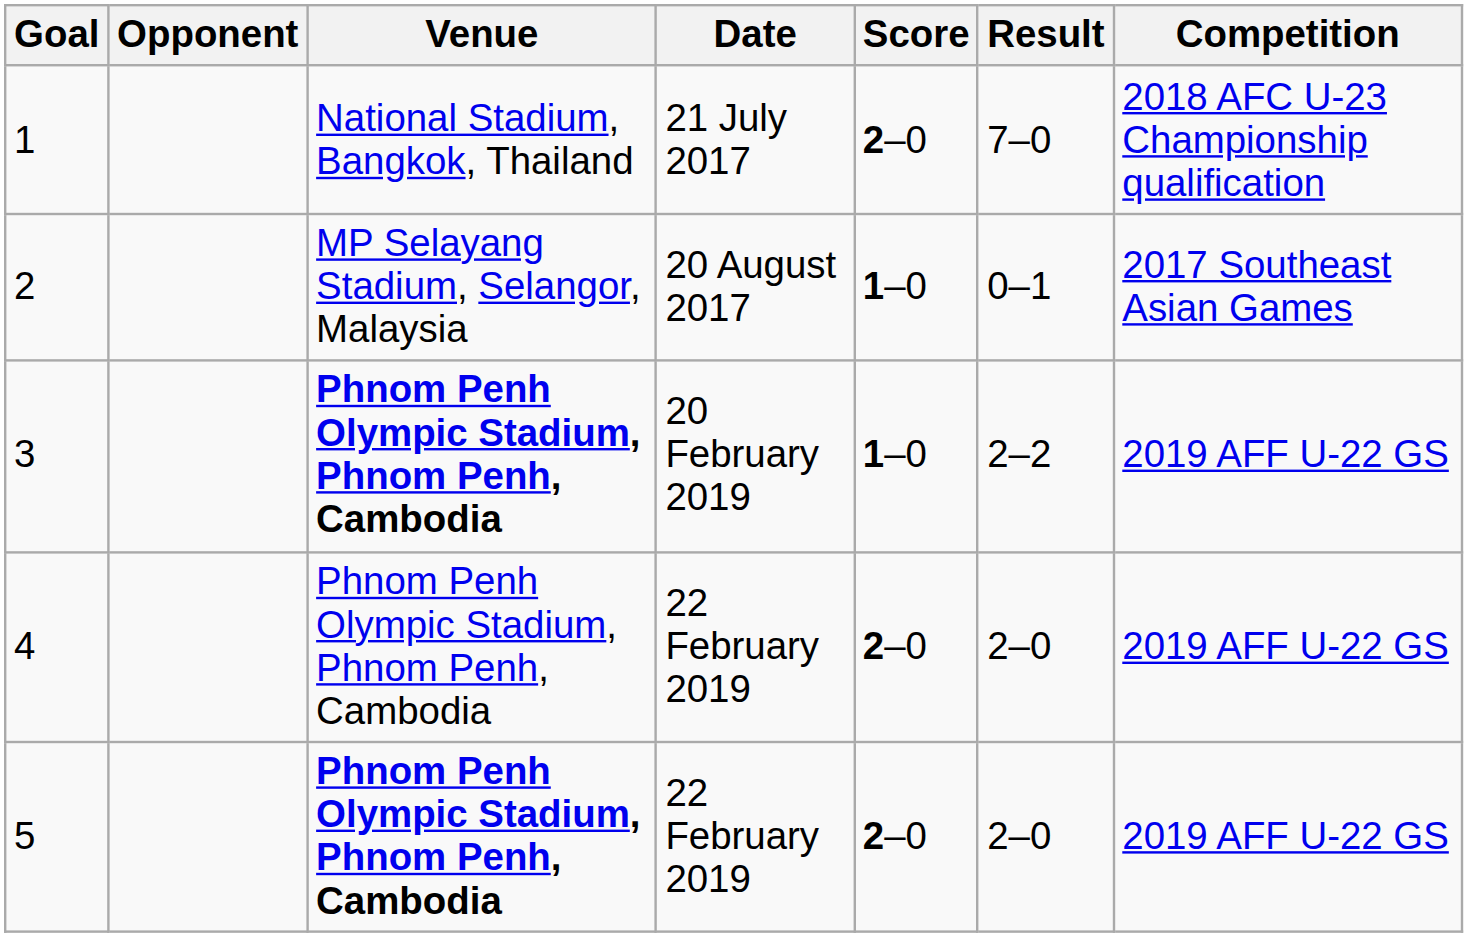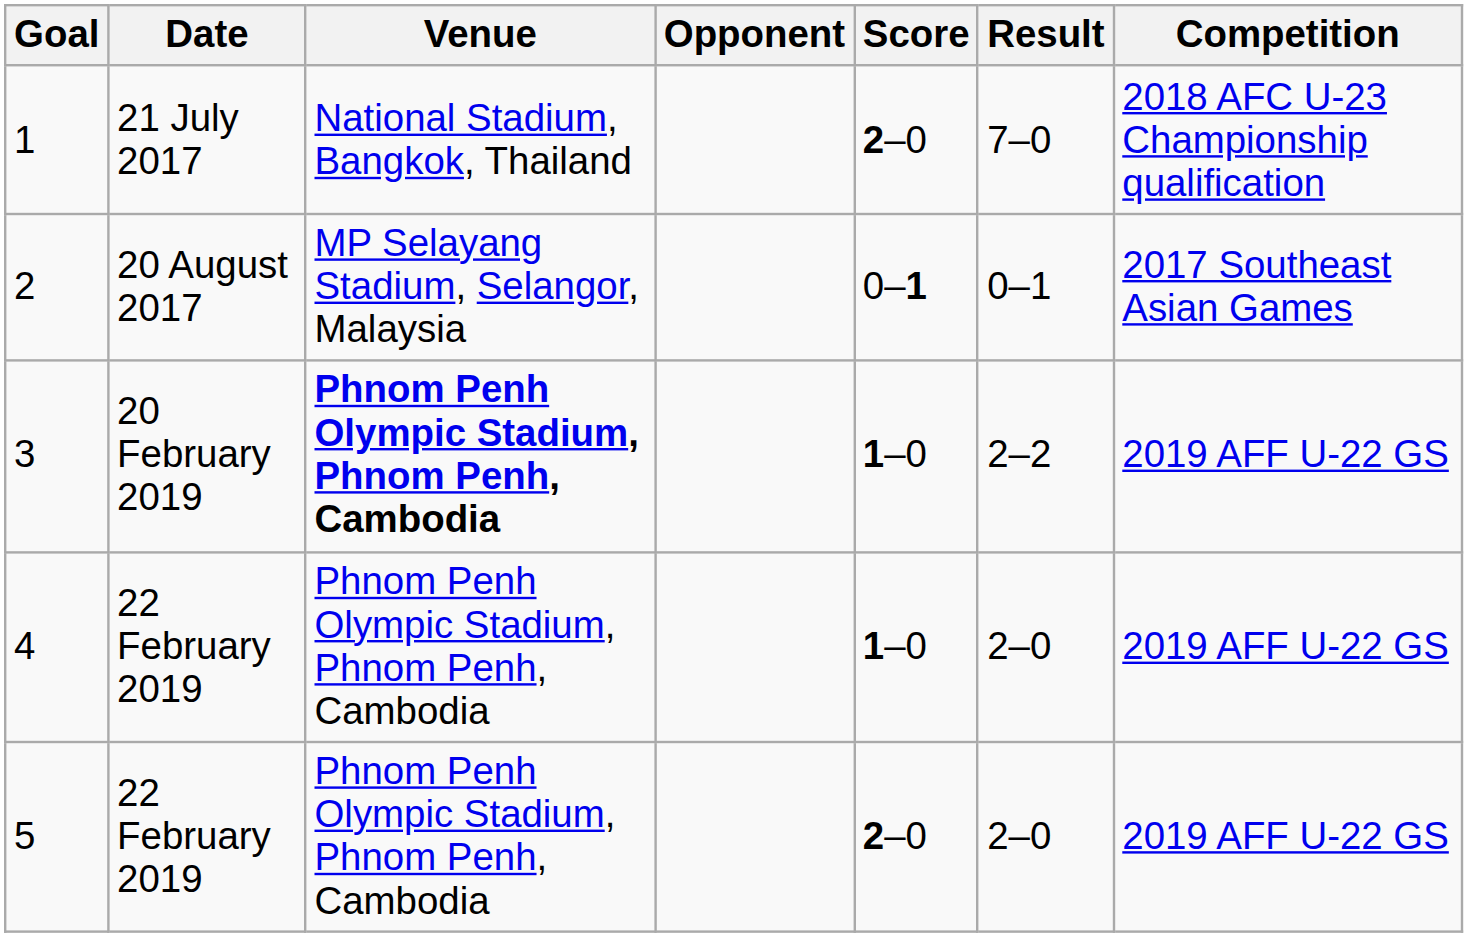columns swapped: (755, 34) <-> (208, 34)
(895, 286) 1–0 -> (895, 286) 0–1
(895, 645) 2–0 -> (895, 645) 1–0
(478, 836) bold -> (465, 836) normal
